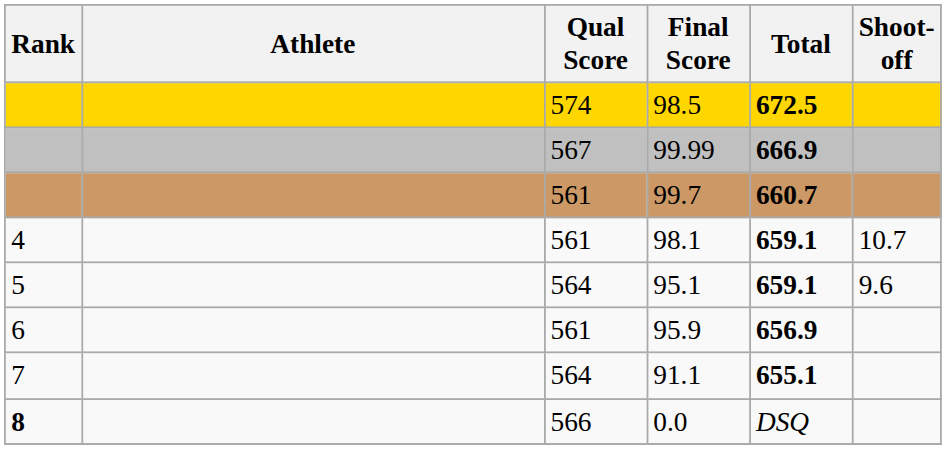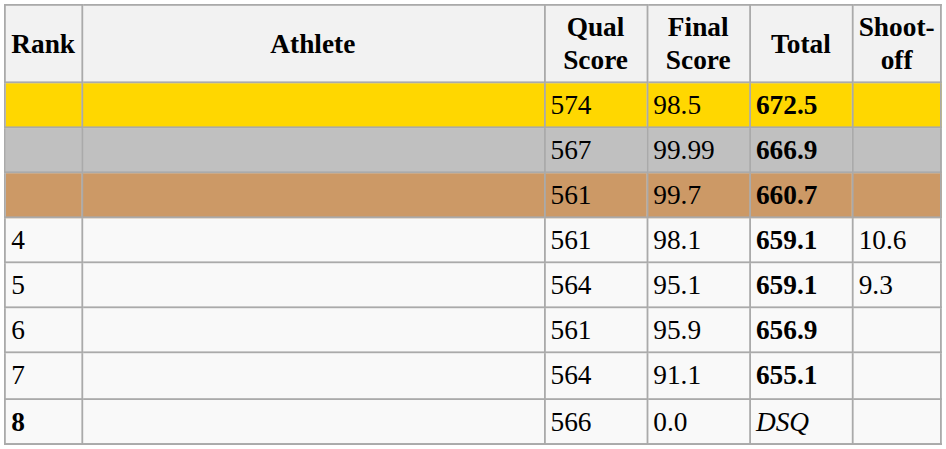(883, 240) 10.7 -> (883, 240) 10.6
(876, 285) 9.6 -> (876, 285) 9.3
